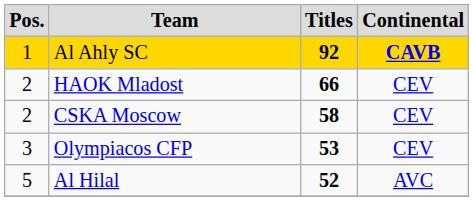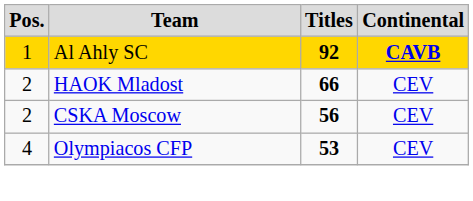(329, 116) 58 -> (329, 116) 56
(27, 148) 3 -> (27, 148) 4
- row: (87, 180)
